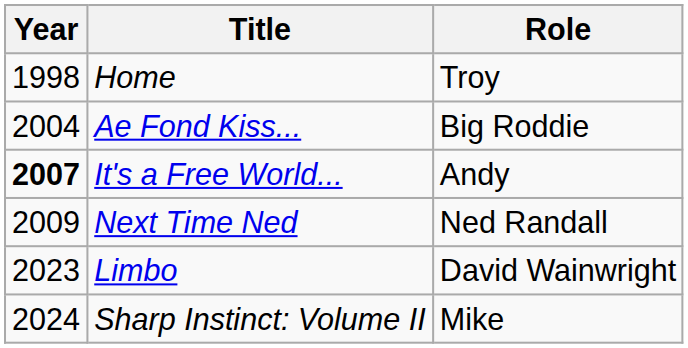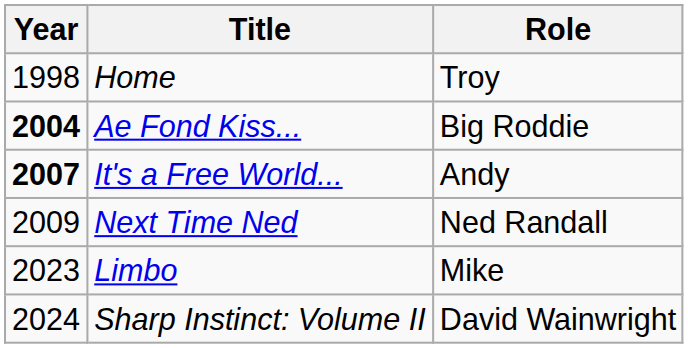(46, 126) normal -> (46, 126) bold
(558, 271) David Wainwright -> (472, 271) Mike
(472, 320) Mike -> (558, 320) David Wainwright
